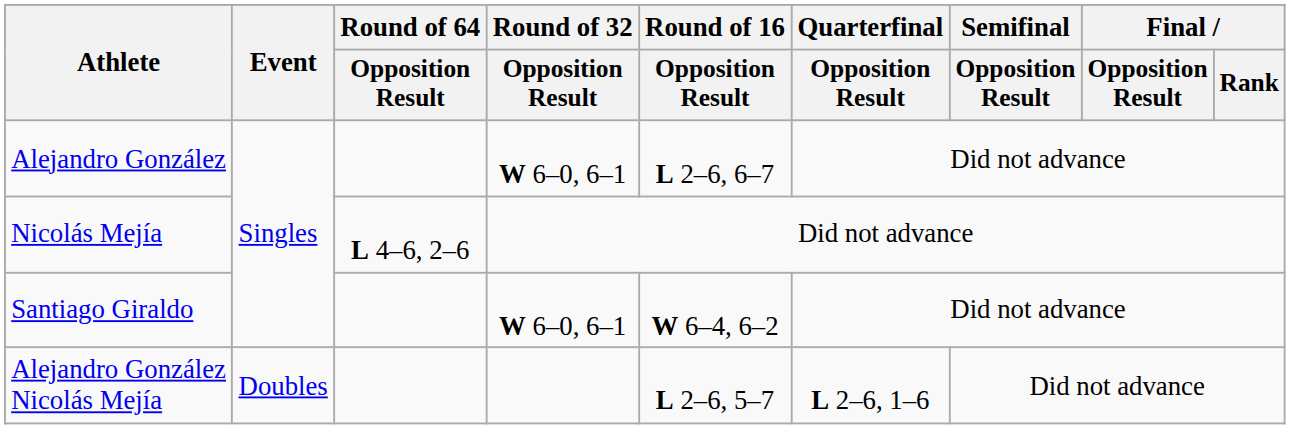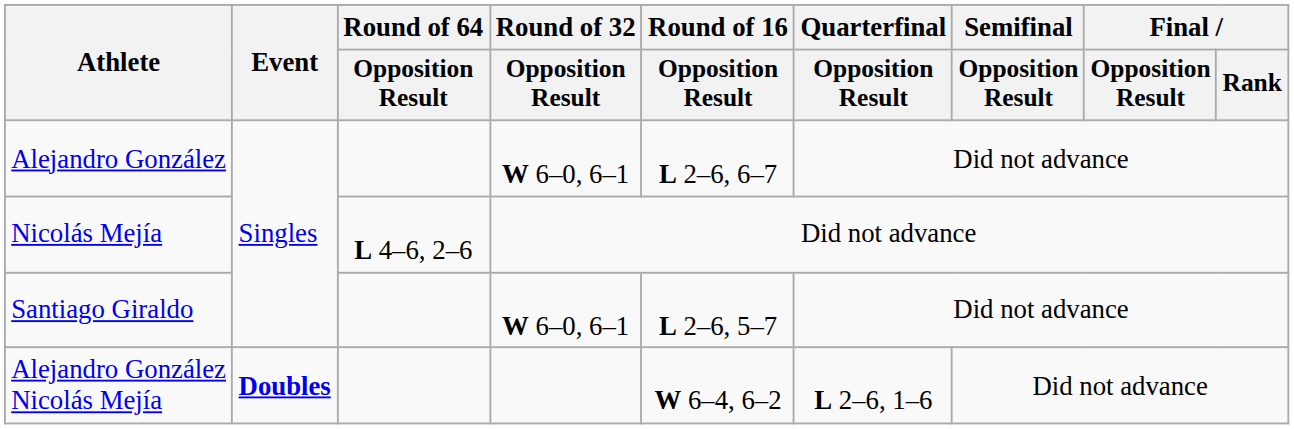(715, 325) W 6–4, 6–2 -> (718, 325) L 2–6, 5–7
(283, 385) normal -> (285, 385) bold
(715, 401) L 2–6, 5–7 -> (718, 401) W 6–4, 6–2
